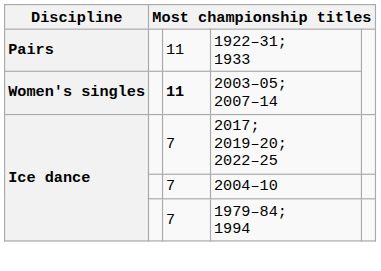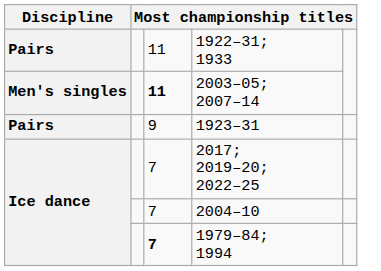(77, 93) Women's singles -> (68, 93) Men's singles
+ row: (228, 126)
(171, 220) normal -> (152, 245) bold
